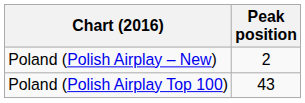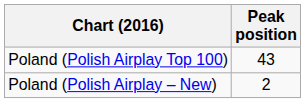rows swapped: (118, 85) <-> (112, 60)
